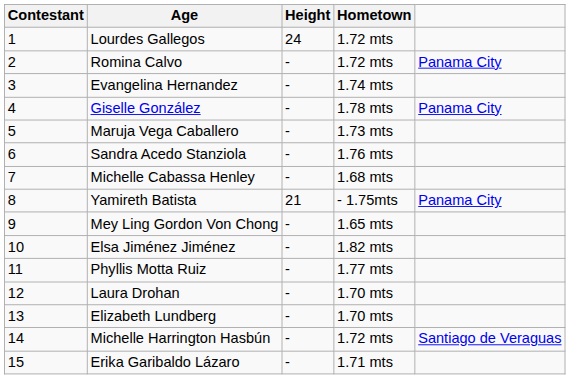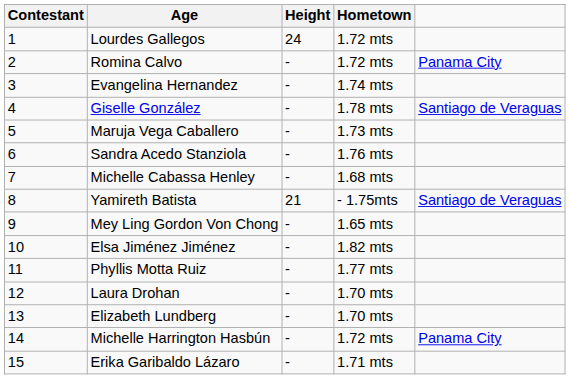(460, 108) Panama City -> (490, 108) Santiago de Veraguas
(460, 200) Panama City -> (490, 200) Santiago de Veraguas
(490, 339) Santiago de Veraguas -> (460, 339) Panama City
